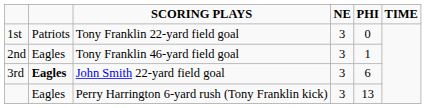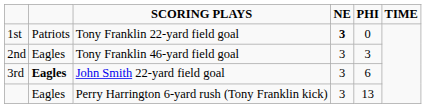(342, 34) normal -> (342, 34) bold
(368, 53) 1 -> (368, 53) 3
